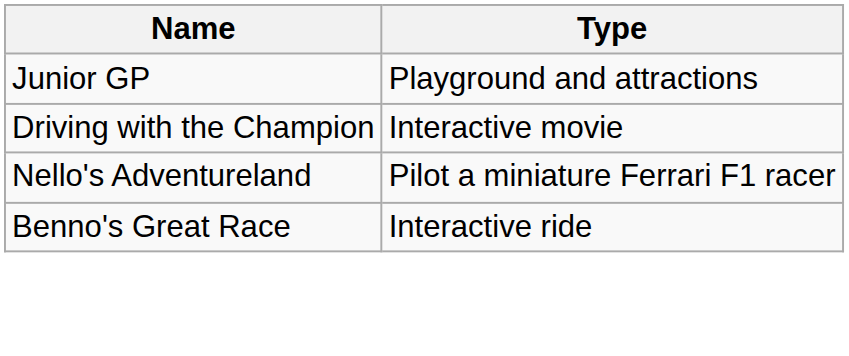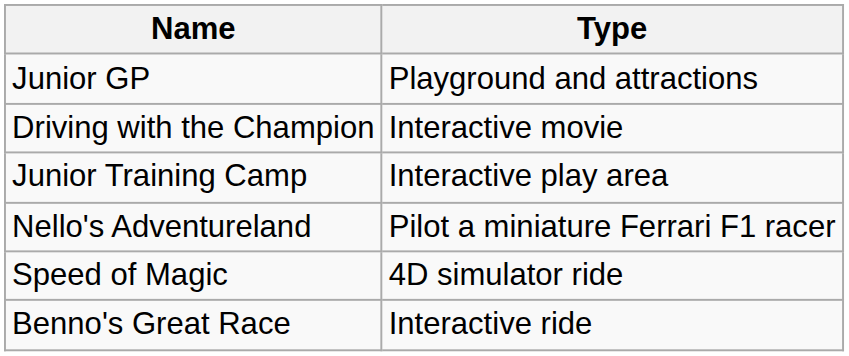+ row: (160, 176)
+ row: (120, 275)
